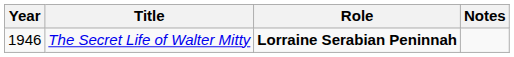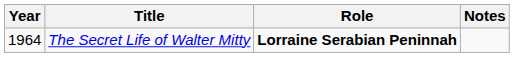(25, 40) 1946 -> (25, 40) 1964
